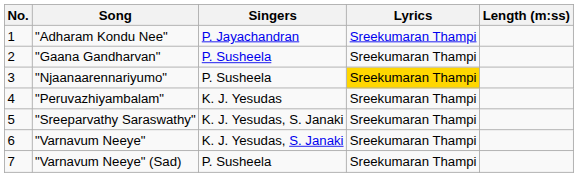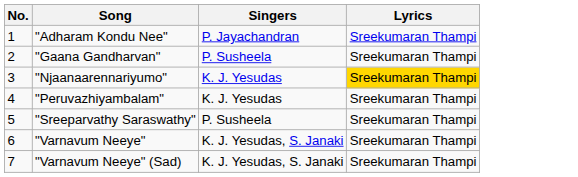- column: (526, 15)
(237, 78) P. Susheela -> (242, 78) K. J. Yesudas
(273, 120) K. J. Yesudas, S. Janaki -> (237, 120) P. Susheela
(237, 162) P. Susheela -> (273, 162) K. J. Yesudas, S. Janaki
